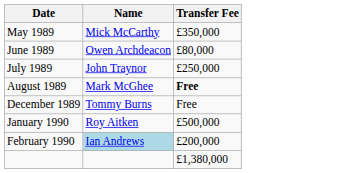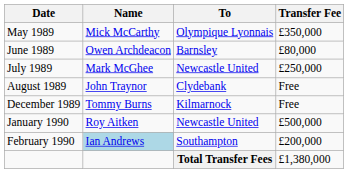+ column: (225, 13)
(116, 68) John Traynor -> (119, 68) Mark McGhee
(119, 86) Mark McGhee -> (116, 86) John Traynor
(187, 86) bold -> (289, 86) normal
